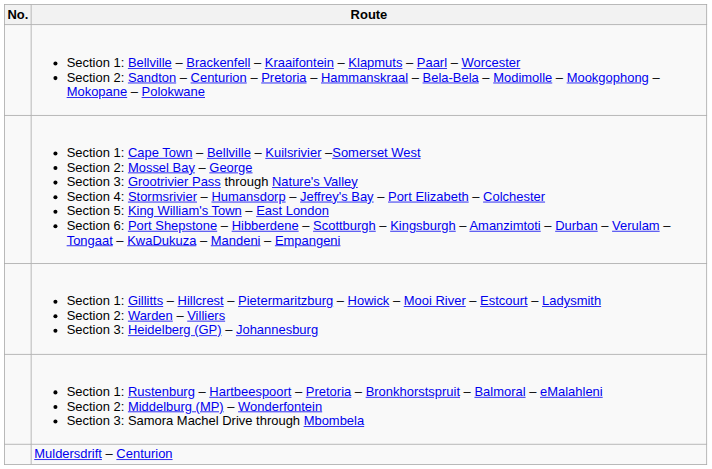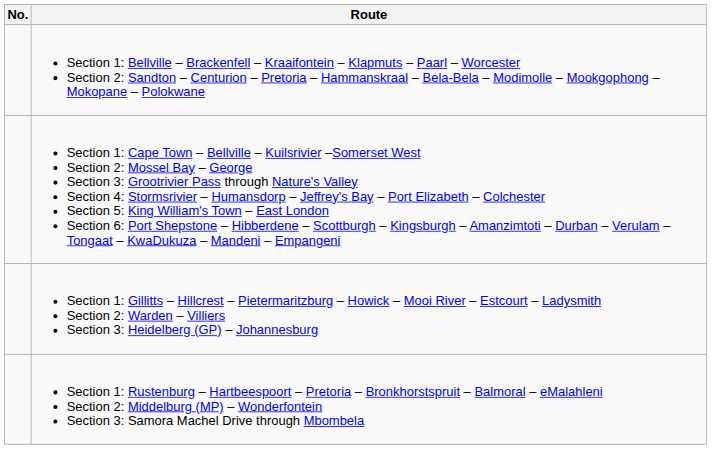- row: (103, 454)
